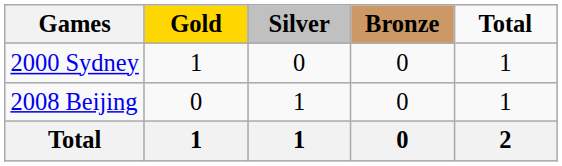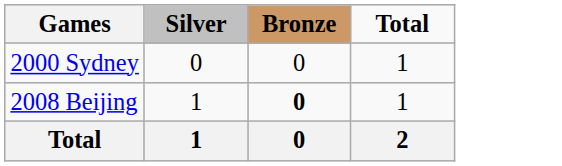- column: (196, 23)
(402, 101) normal -> (299, 101) bold
